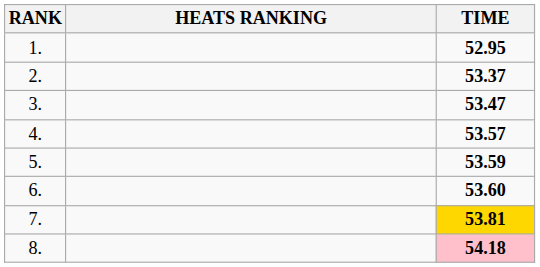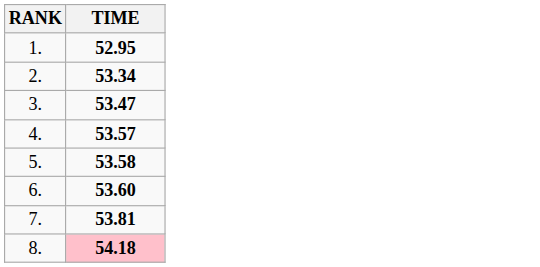- column: (251, 18)
(485, 76) 53.37 -> (115, 76) 53.34
(485, 162) 53.59 -> (115, 162) 53.58
(485, 219) gold background -> (115, 219) no background
